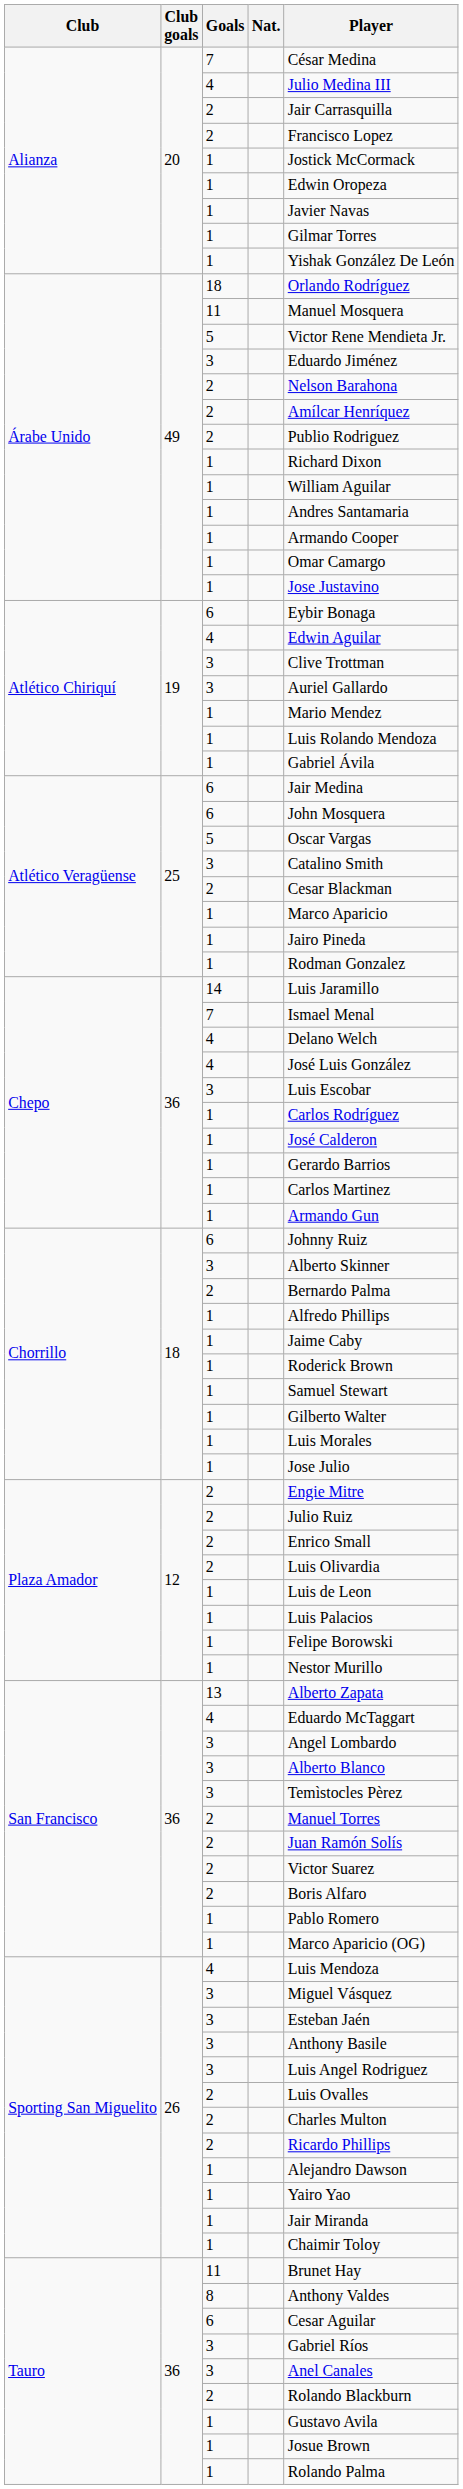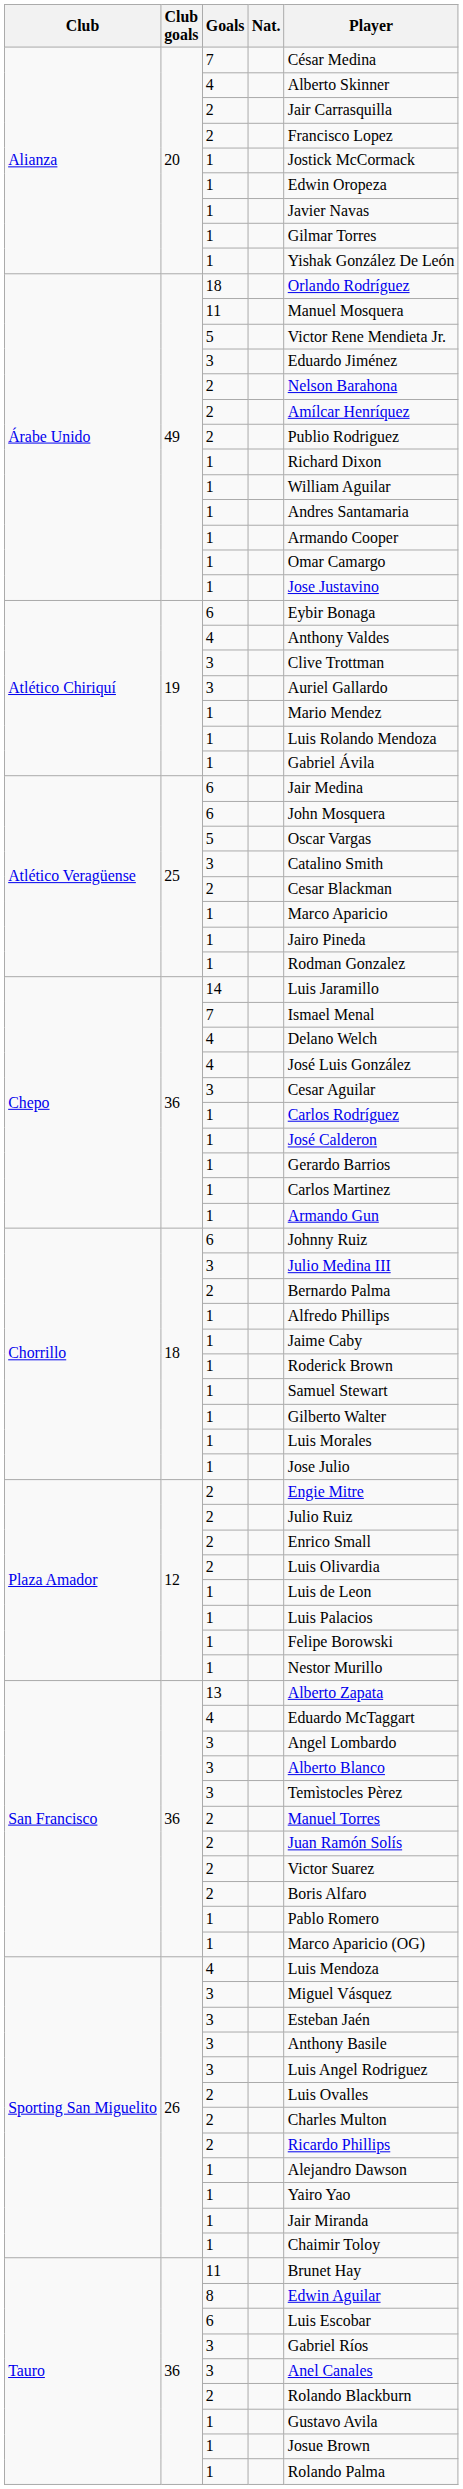(339, 85) Julio Medina III -> (339, 85) Alberto Skinner
(334, 637) Edwin Aguilar -> (338, 637) Anthony Valdes
(329, 1089) Luis Escobar -> (332, 1089) Cesar Aguilar
(339, 1265) Alberto Skinner -> (339, 1265) Julio Medina III
(338, 2295) Anthony Valdes -> (334, 2295) Edwin Aguilar
(332, 2320) Cesar Aguilar -> (329, 2320) Luis Escobar
